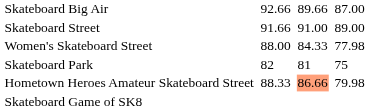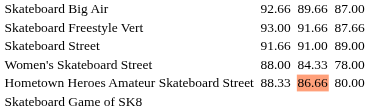+ row: (74, 27)
(350, 46) 77.98 -> (350, 64) 78.00
- row: (49, 64)
(350, 83) 79.98 -> (350, 83) 80.00
